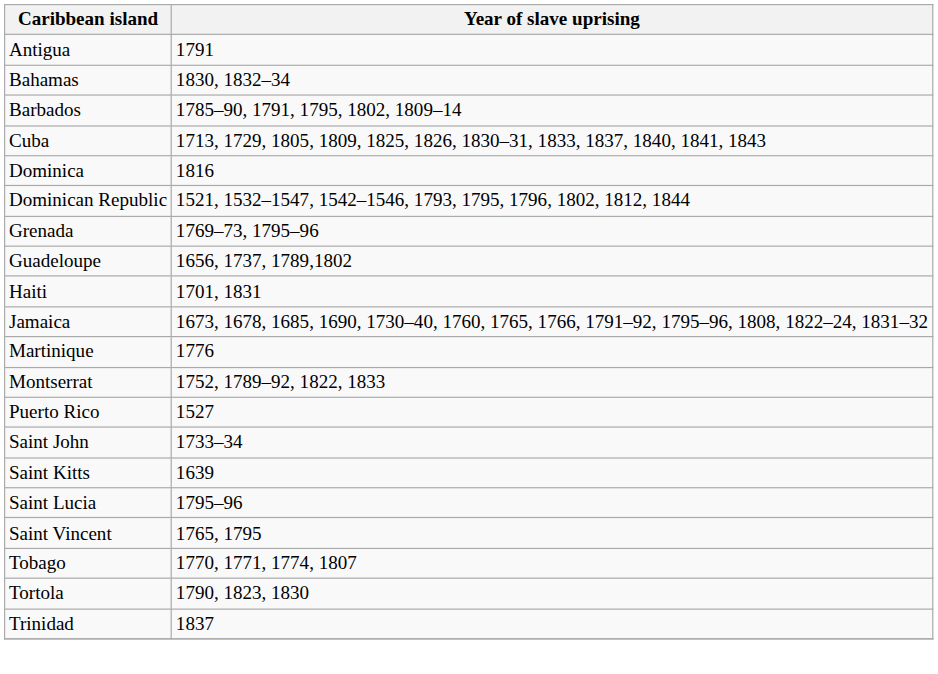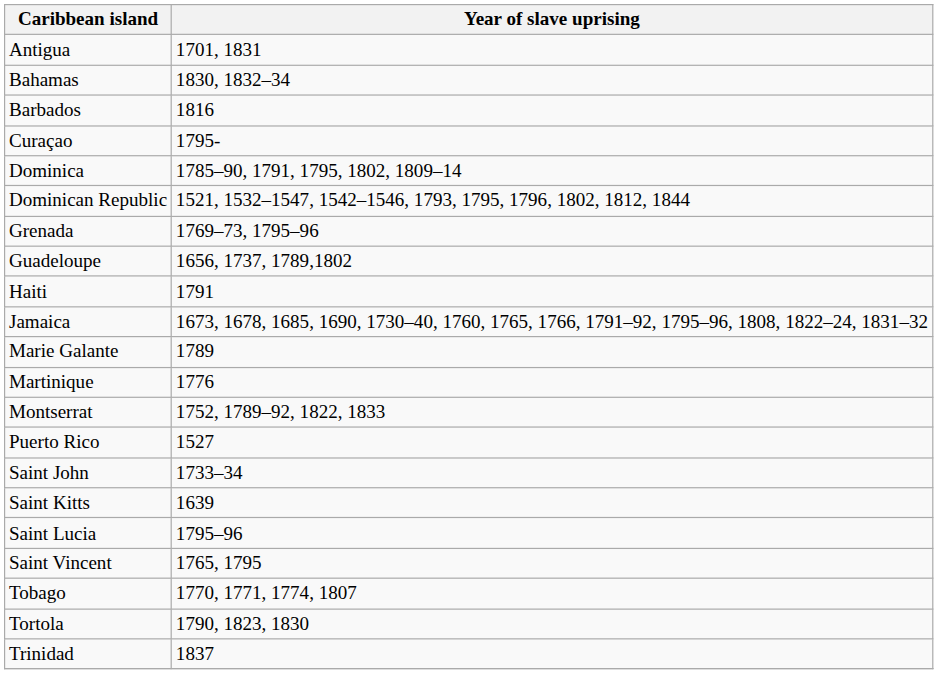(195, 49) 1791 -> (219, 49) 1701, 1831
(319, 110) 1785–90, 1791, 1795, 1802, 1809–14 -> (195, 110) 1816
- row: (29, 140)
+ row: (41, 140)
(195, 170) 1816 -> (319, 170) 1785–90, 1791, 1795, 1802, 1809–14
(219, 291) 1701, 1831 -> (195, 291) 1791
+ row: (64, 351)
